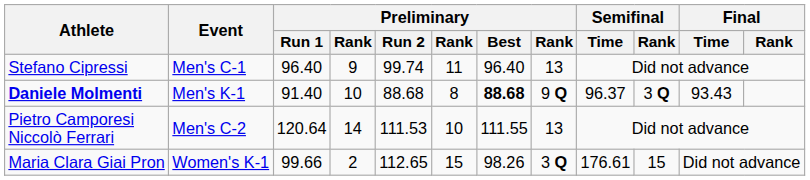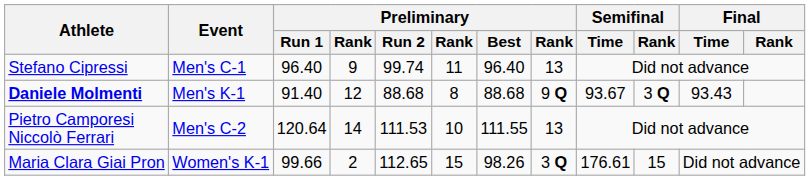(353, 93) 10 -> (353, 93) 12
(504, 93) bold -> (504, 93) normal
(605, 93) 96.37 -> (605, 93) 93.67
